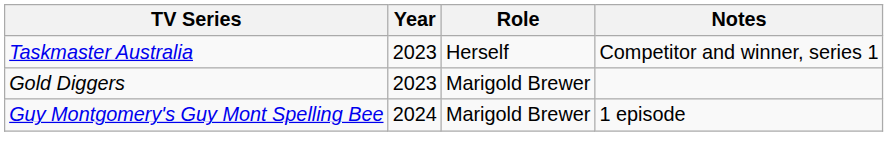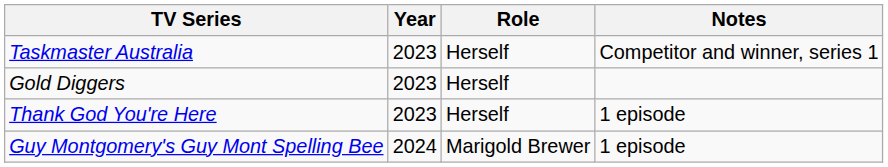(518, 83) Marigold Brewer -> (477, 83) Herself
+ row: (113, 114)
